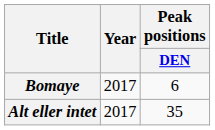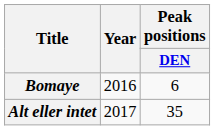(120, 85) 2017 -> (120, 85) 2016
